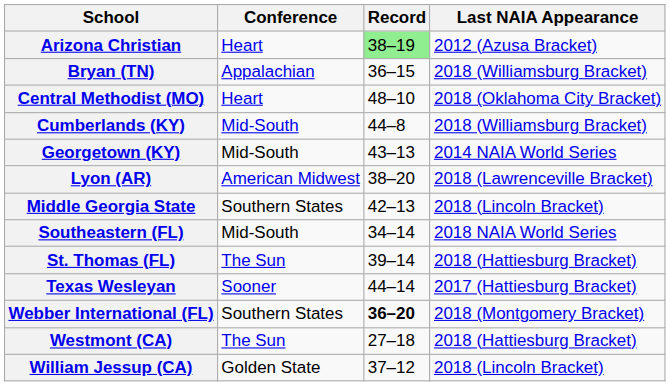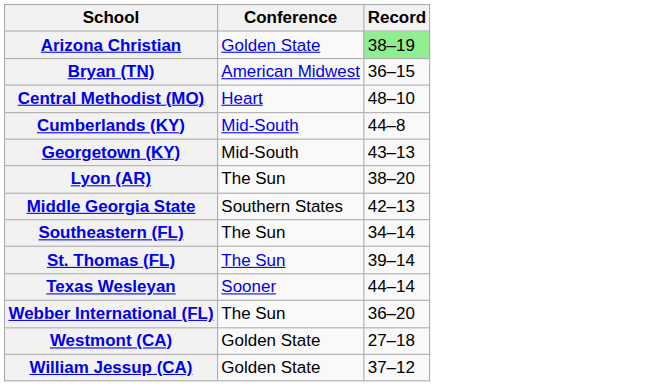- column: (548, 17)
(242, 44) Heart -> (271, 44) Golden State
(268, 71) Appalachian -> (291, 71) American Midwest
(291, 179) American Midwest -> (253, 179) The Sun
(260, 233) Mid-South -> (253, 233) The Sun
(282, 313) Southern States -> (253, 313) The Sun
(391, 313) bold -> (391, 313) normal
(253, 340) The Sun -> (271, 340) Golden State
